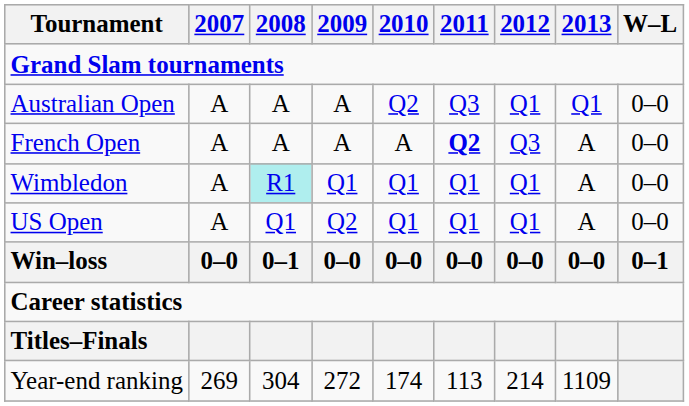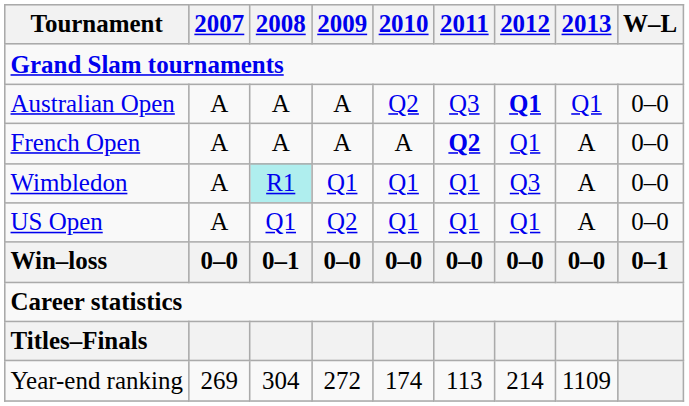(525, 103) normal -> (525, 103) bold
(525, 143) Q3 -> (525, 143) Q1
(525, 182) Q1 -> (525, 182) Q3
